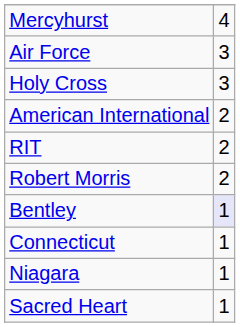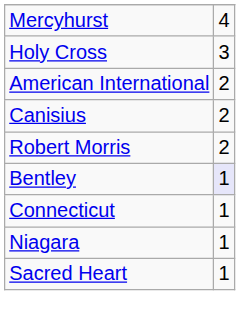- row: (50, 52)
+ row: (48, 115)
- row: (25, 147)
